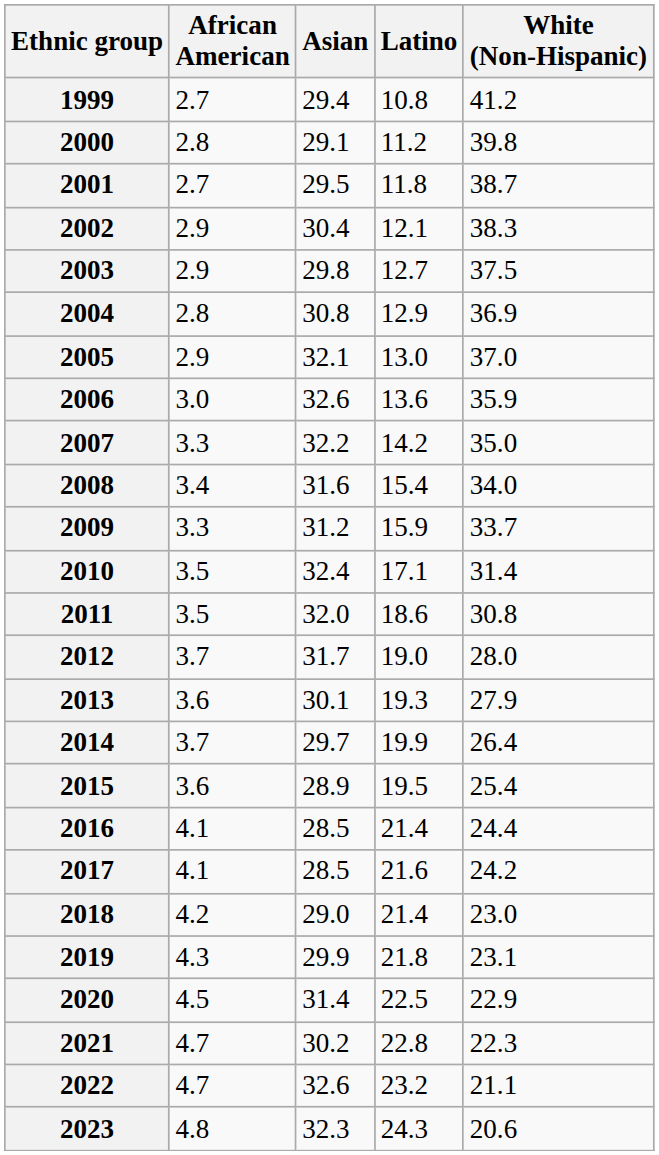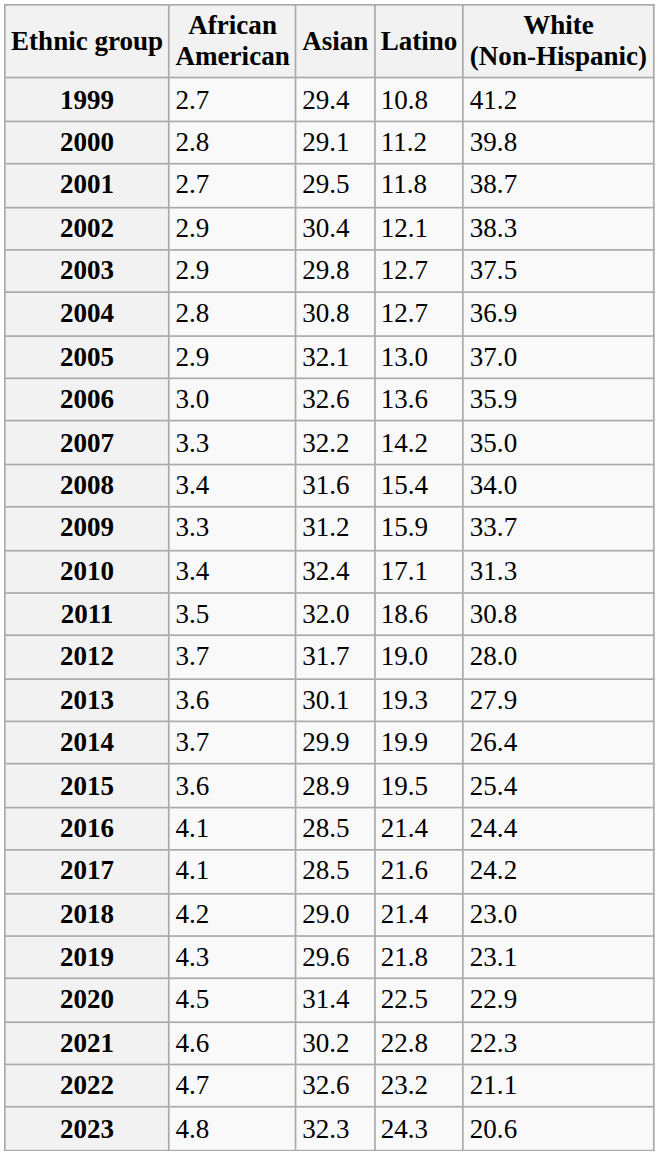(404, 313) 12.9 -> (404, 313) 12.7
(192, 570) 3.5 -> (192, 570) 3.4
(493, 570) 31.4 -> (493, 570) 31.3
(326, 742) 29.7 -> (326, 742) 29.9
(326, 956) 29.9 -> (326, 956) 29.6
(192, 1042) 4.7 -> (192, 1042) 4.6
